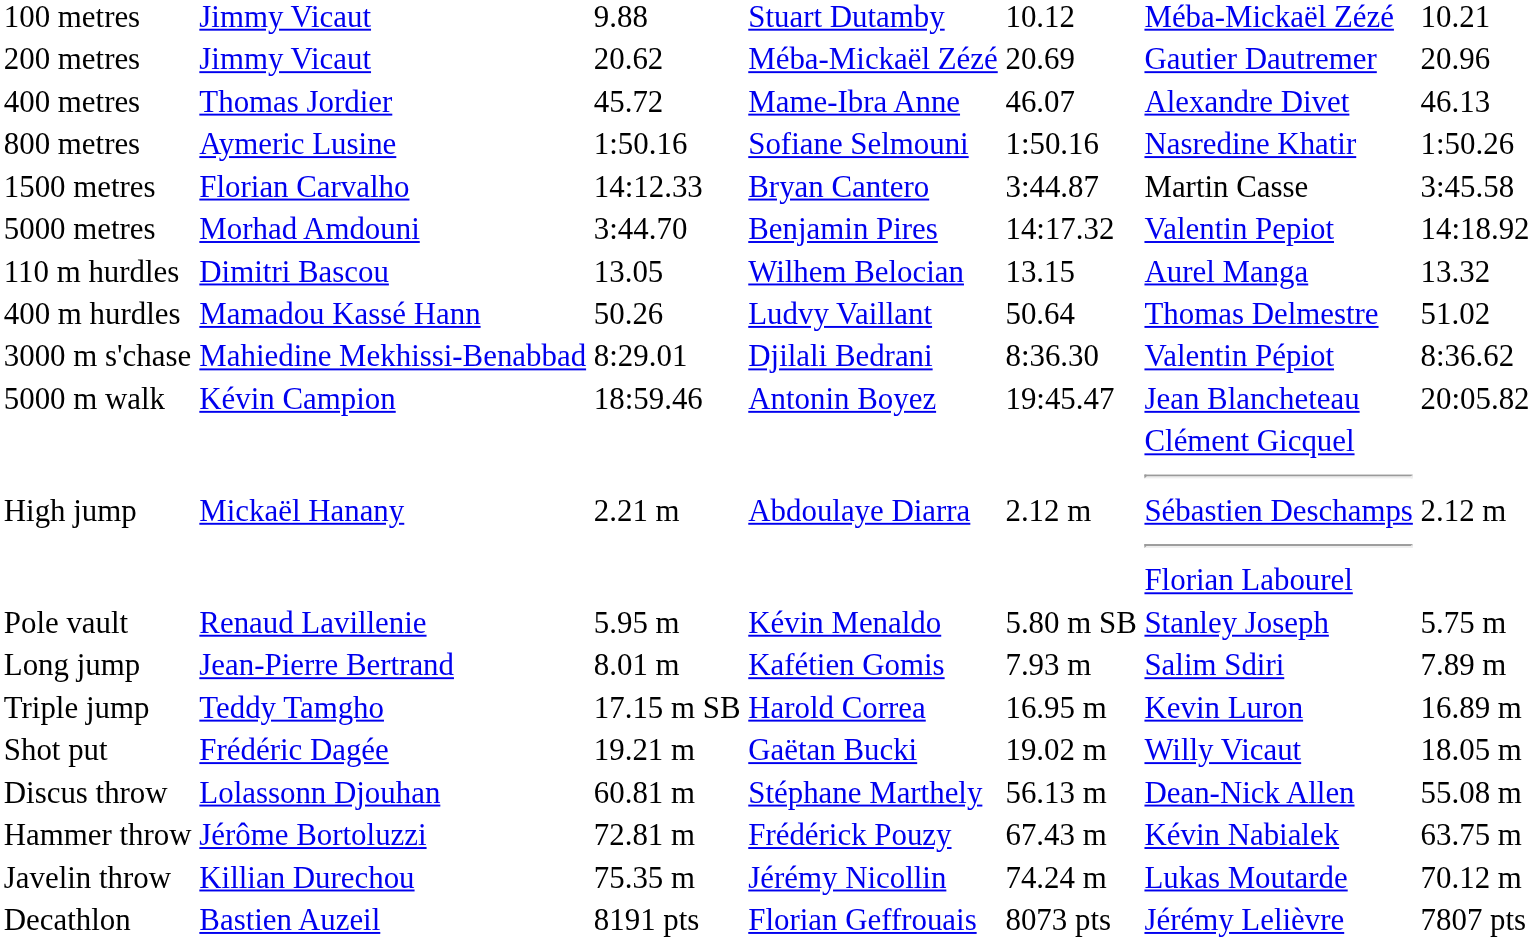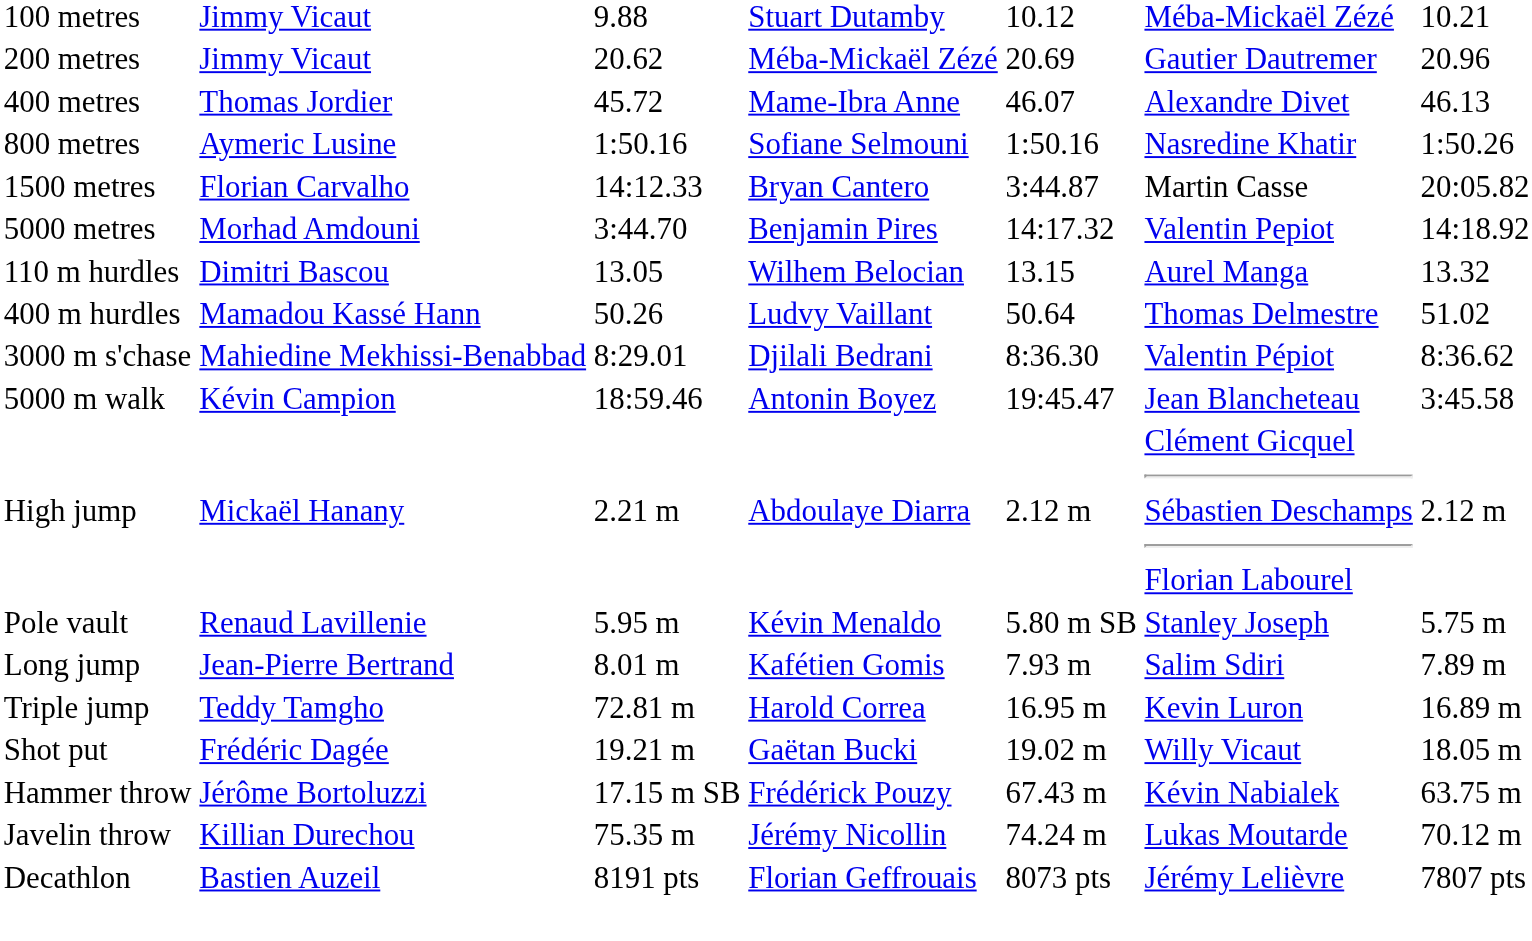(1467, 186) 3:45.58 -> (1475, 186) 20:05.82
(1475, 398) 20:05.82 -> (1467, 398) 3:45.58
(667, 707) 17.15 m SB -> (644, 707) 72.81 m
- row: (86, 792)
(644, 835) 72.81 m -> (667, 792) 17.15 m SB
